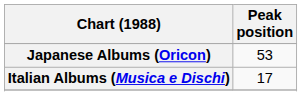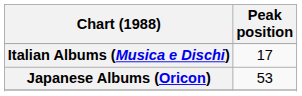rows swapped: (119, 78) <-> (119, 55)
